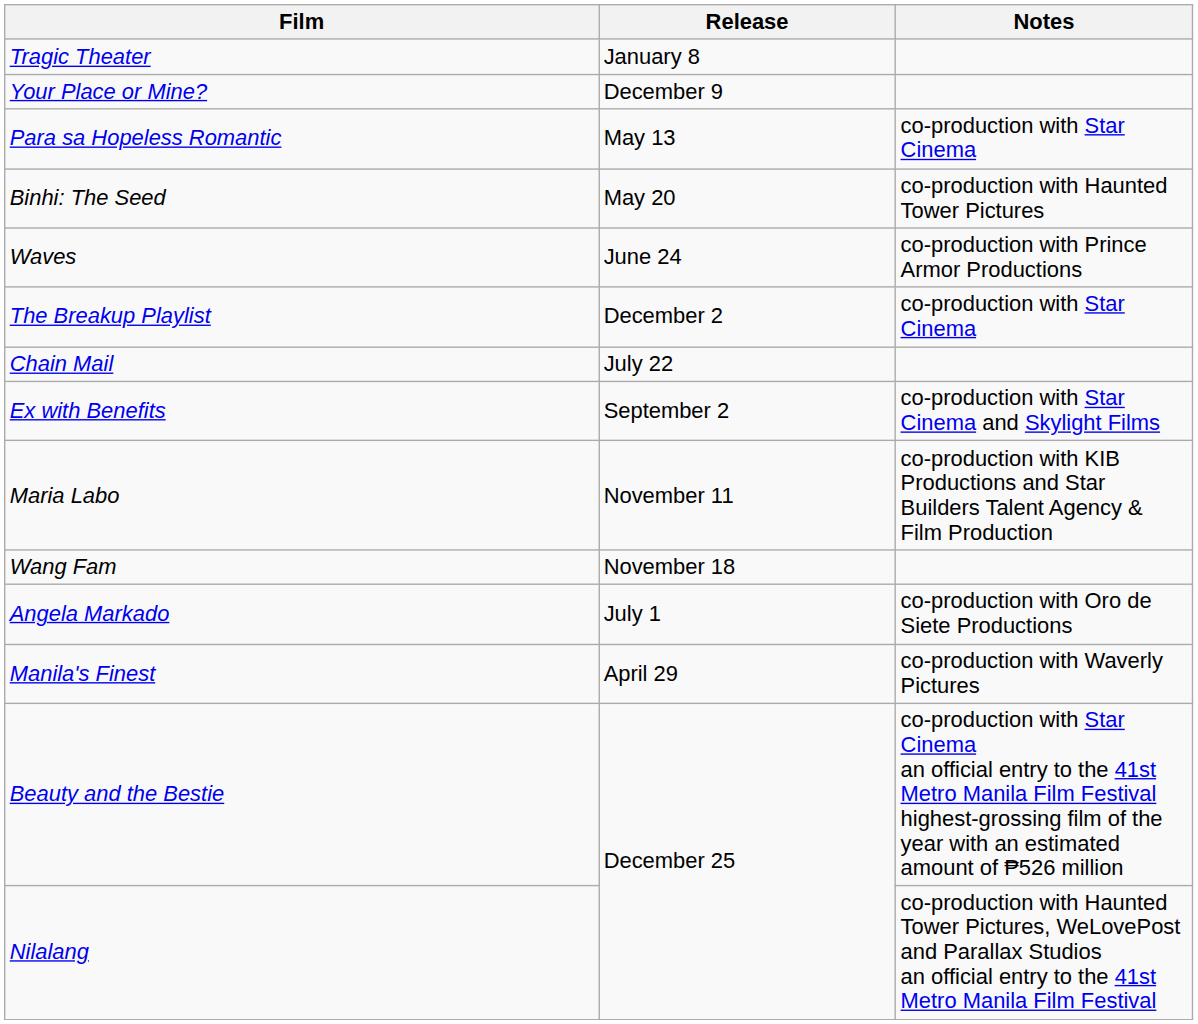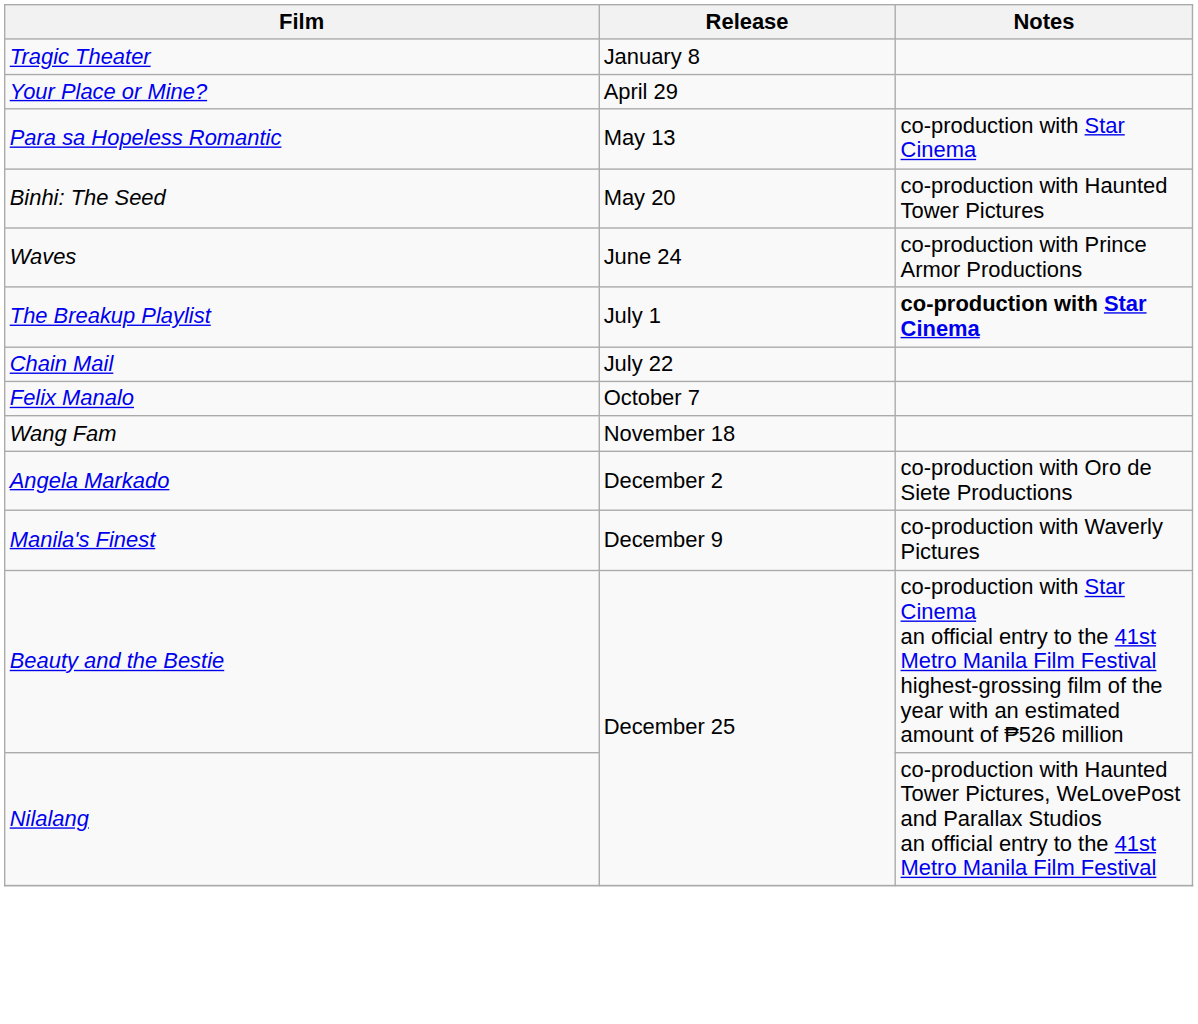(663, 91) December 9 -> (641, 91) April 29
(663, 316) December 2 -> (632, 316) July 1
(1013, 316) normal -> (1024, 316) bold
- row: (88, 410)
+ row: (72, 398)
- row: (65, 495)
(632, 613) July 1 -> (663, 480) December 2
(641, 673) April 29 -> (663, 539) December 9
